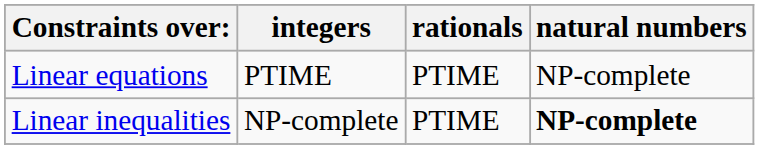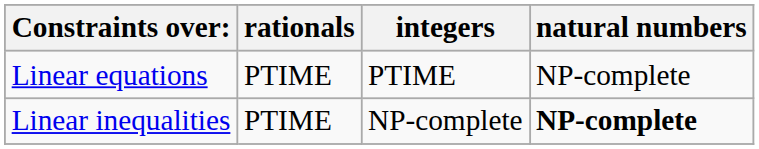columns swapped: (467, 27) <-> (321, 27)
